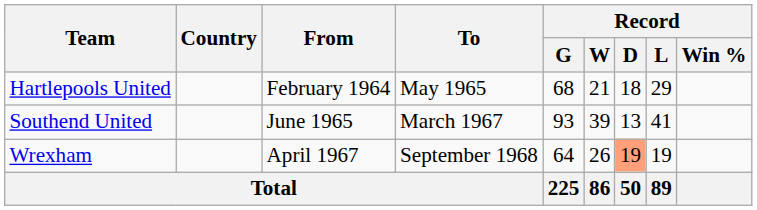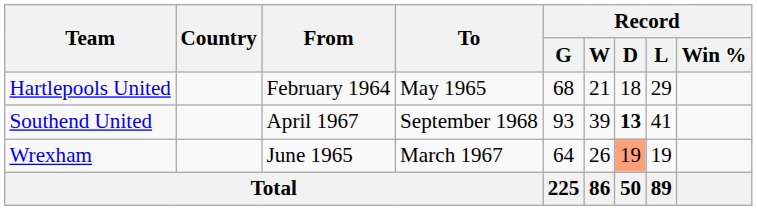(310, 121) June 1965 -> (313, 121) April 1967
(451, 121) March 1967 -> (469, 121) September 1968
(630, 121) normal -> (630, 121) bold
(313, 155) April 1967 -> (310, 155) June 1965
(469, 155) September 1968 -> (451, 155) March 1967
